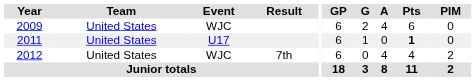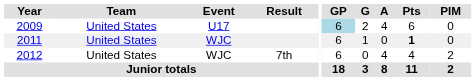(219, 26) WJC -> (219, 26) U17
(338, 26) no background -> (338, 26) lightblue background
(219, 40) U17 -> (219, 40) WJC
